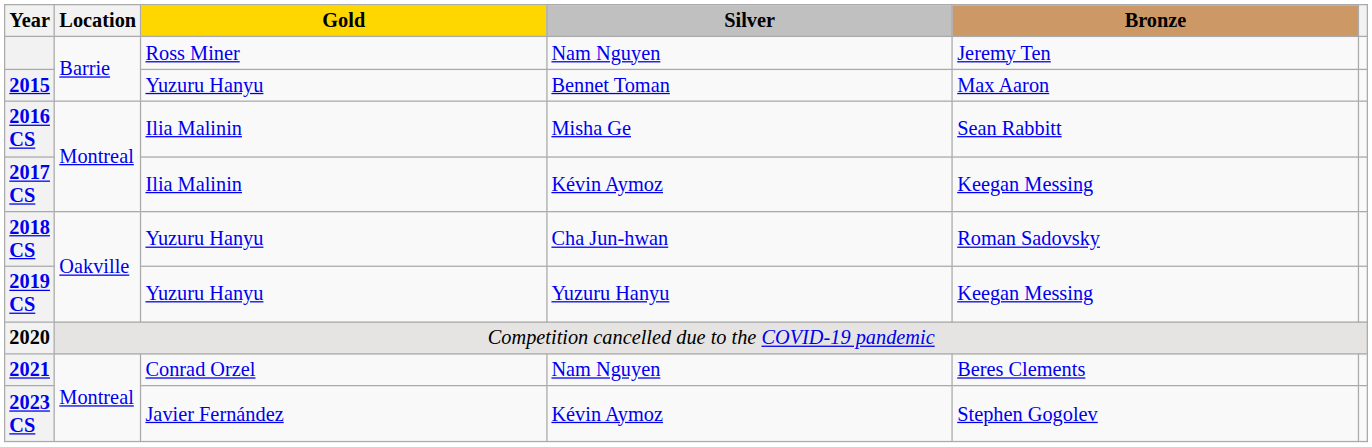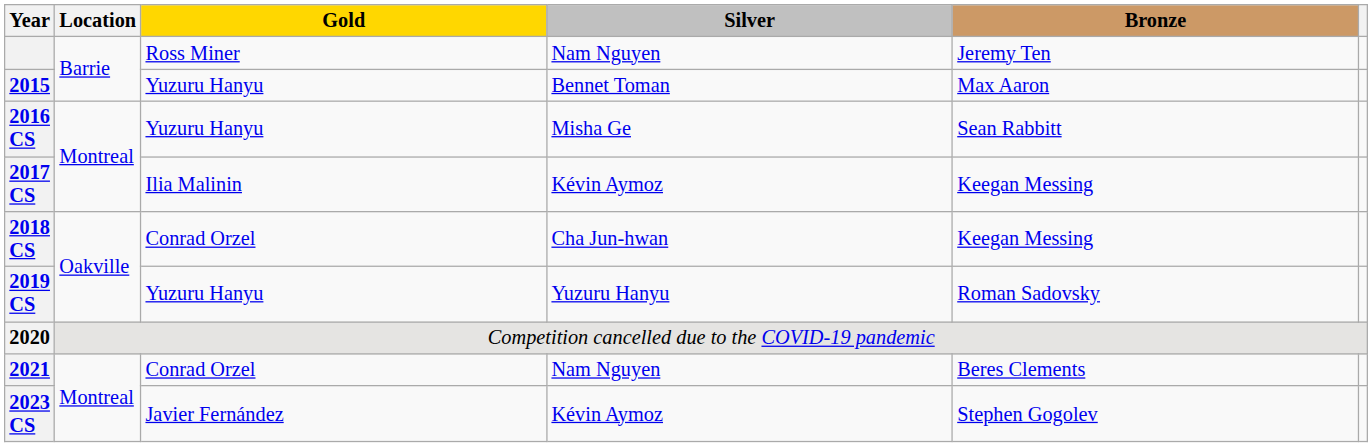(194, 128) Ilia Malinin -> (204, 128) Yuzuru Hanyu
(204, 238) Yuzuru Hanyu -> (200, 238) Conrad Orzel
(1029, 238) Roman Sadovsky -> (1025, 238) Keegan Messing
(1025, 293) Keegan Messing -> (1029, 293) Roman Sadovsky
